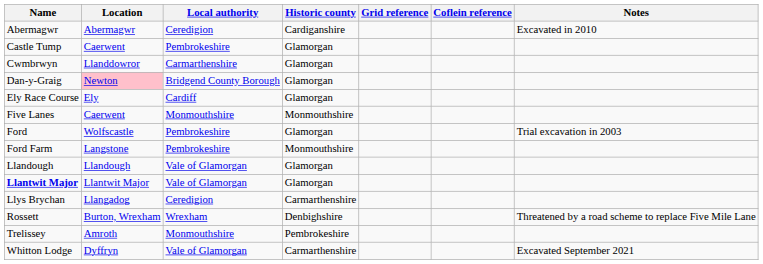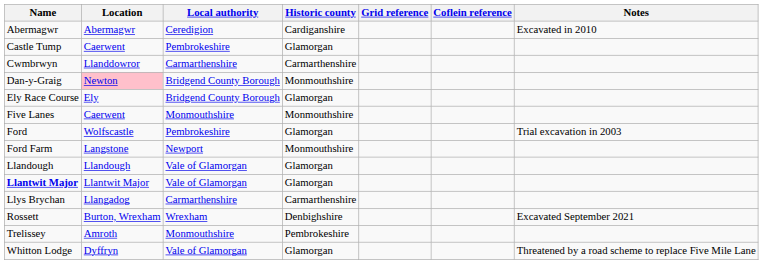(309, 64) Glamorgan -> (321, 64) Carmarthenshire
(309, 81) Glamorgan -> (319, 81) Monmouthshire
(181, 98) Cardiff -> (223, 98) Bridgend County Borough
(198, 149) Pembrokeshire -> (184, 149) Newport
(189, 200) Ceredigion -> (201, 200) Carmarthenshire
(636, 217) Threatened by a road scheme to replace Five Mile Lane -> (575, 217) Excavated September 2021
(321, 251) Carmarthenshire -> (309, 251) Glamorgan
(575, 251) Excavated September 2021 -> (636, 251) Threatened by a road scheme to replace Five Mile Lane
